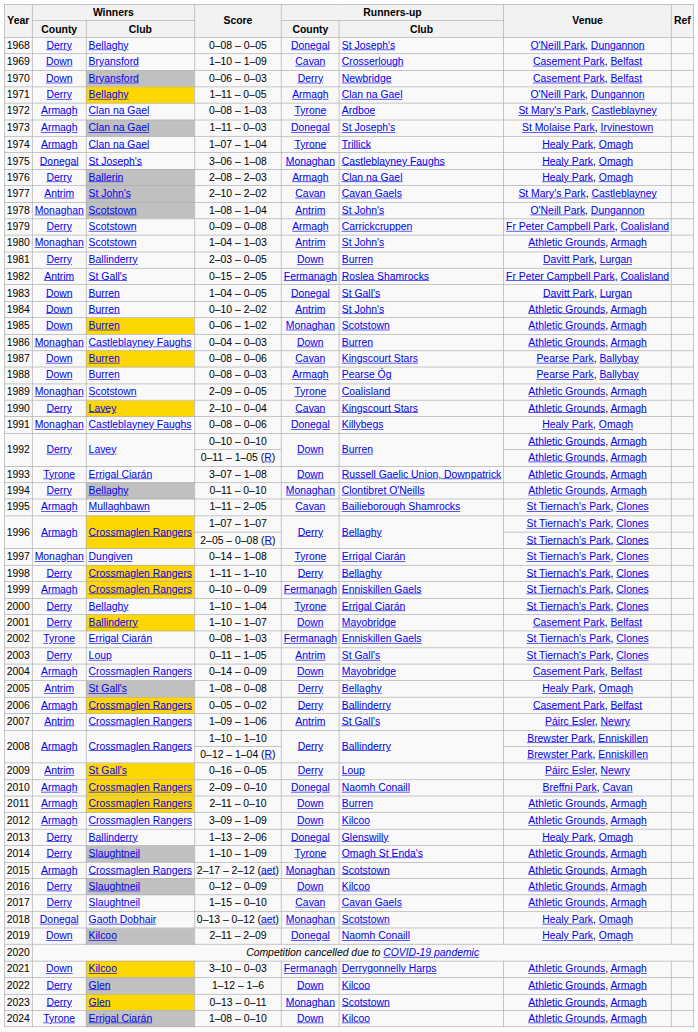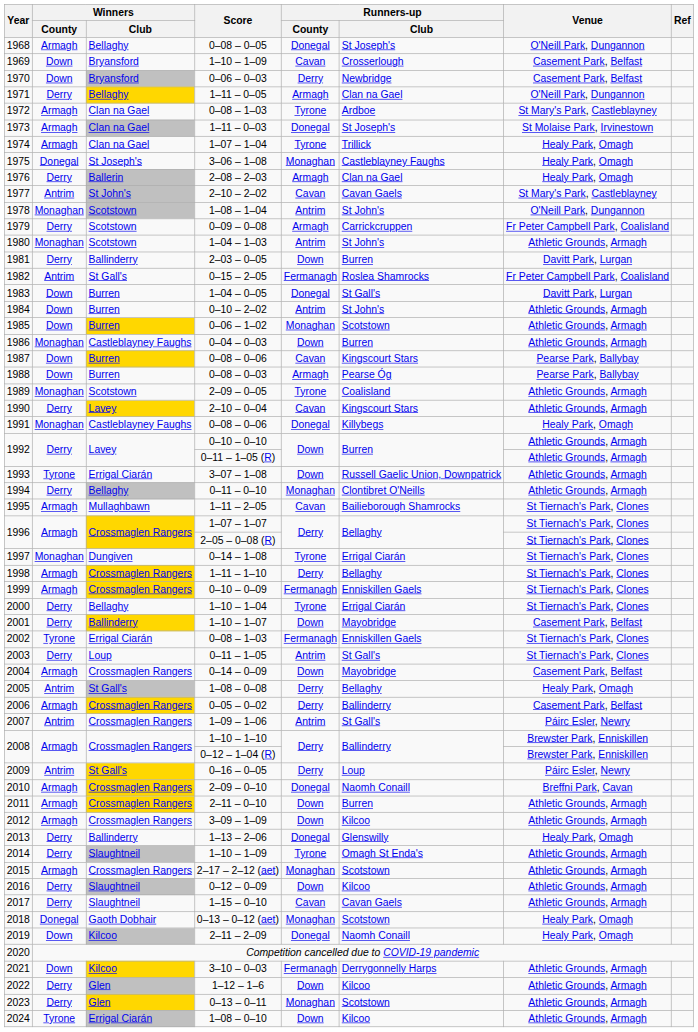(59, 45) Derry -> (59, 45) Armagh
(59, 573) Derry -> (59, 573) Armagh
